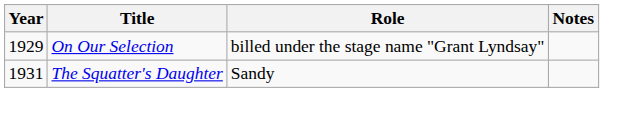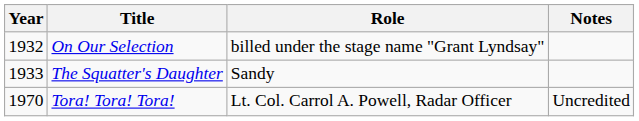(26, 45) 1929 -> (26, 45) 1932
(26, 73) 1931 -> (26, 73) 1933
+ row: (113, 101)
